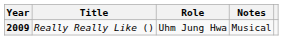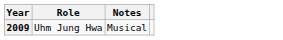- column: (94, 12)
